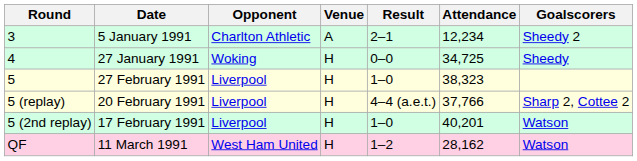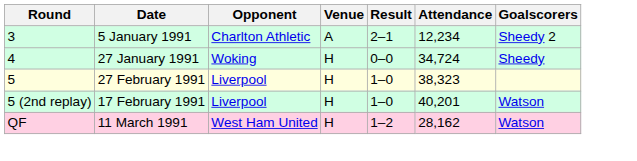(463, 58) 34,725 -> (439, 58) 34,724
- row: (36, 101)
